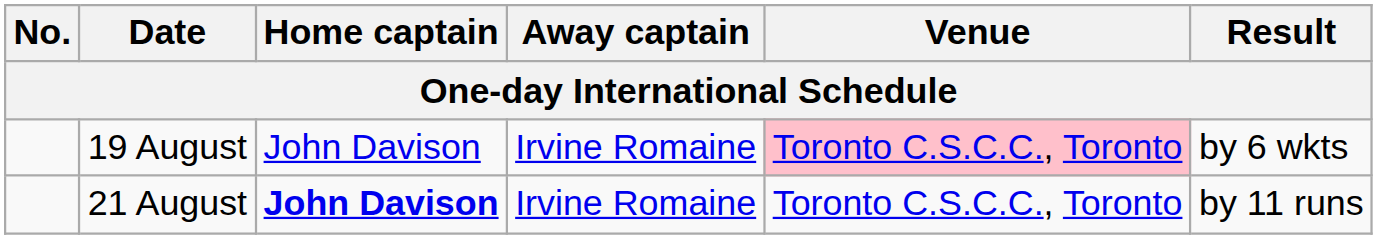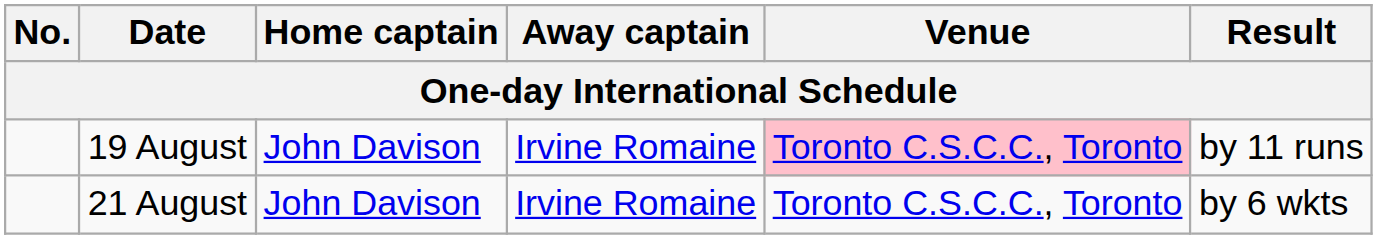(1274, 146) by 6 wkts -> (1281, 146) by 11 runs
(381, 203) bold -> (372, 203) normal
(1281, 203) by 11 runs -> (1274, 203) by 6 wkts
